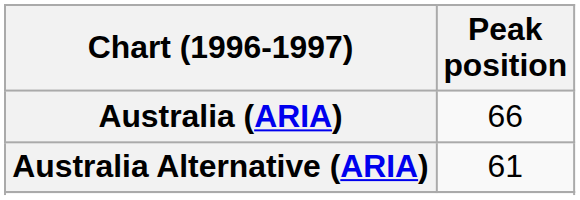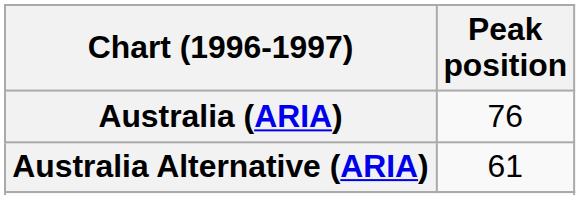(505, 116) 66 -> (505, 116) 76
